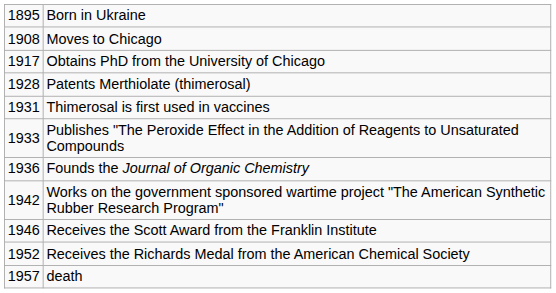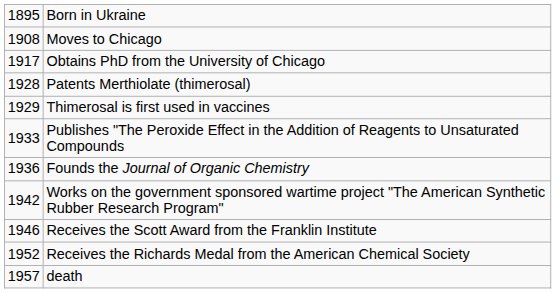(24, 107) 1931 -> (24, 107) 1929
